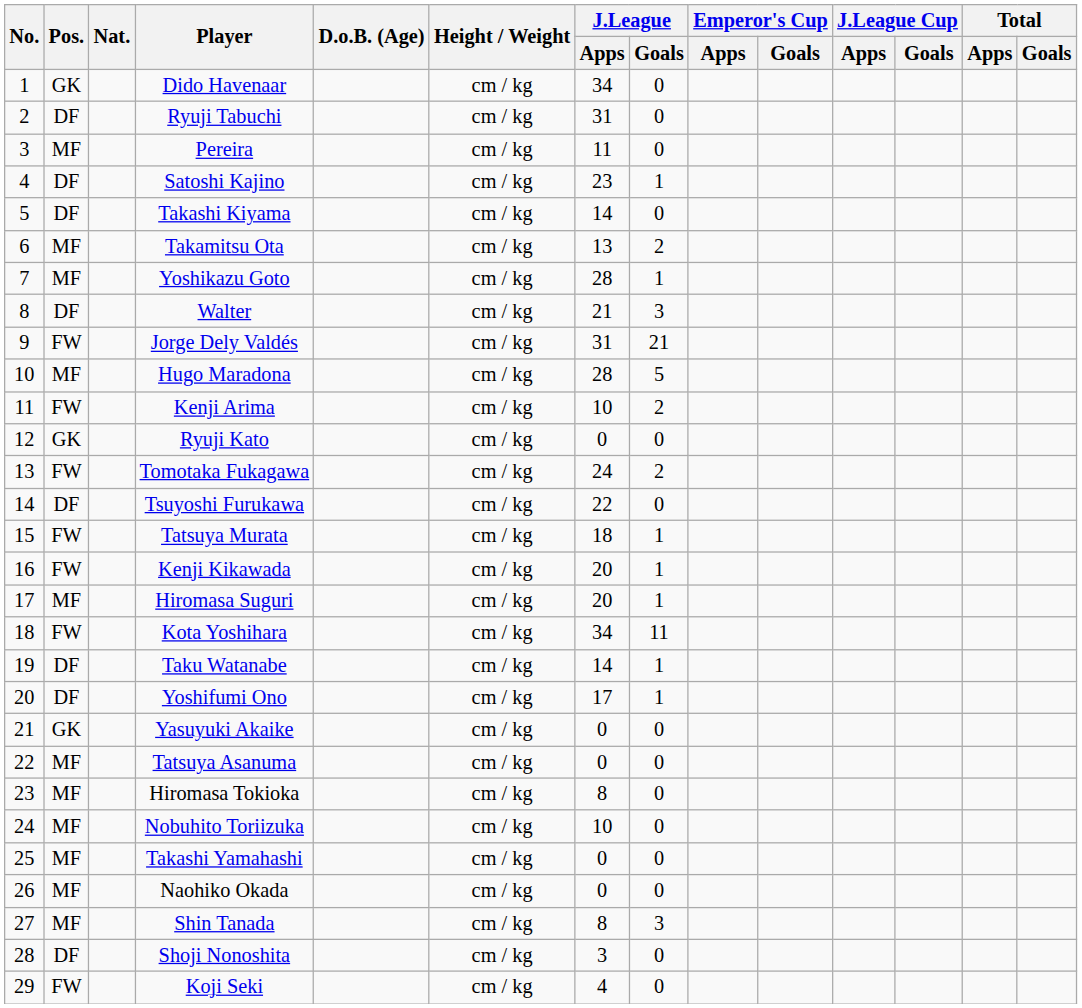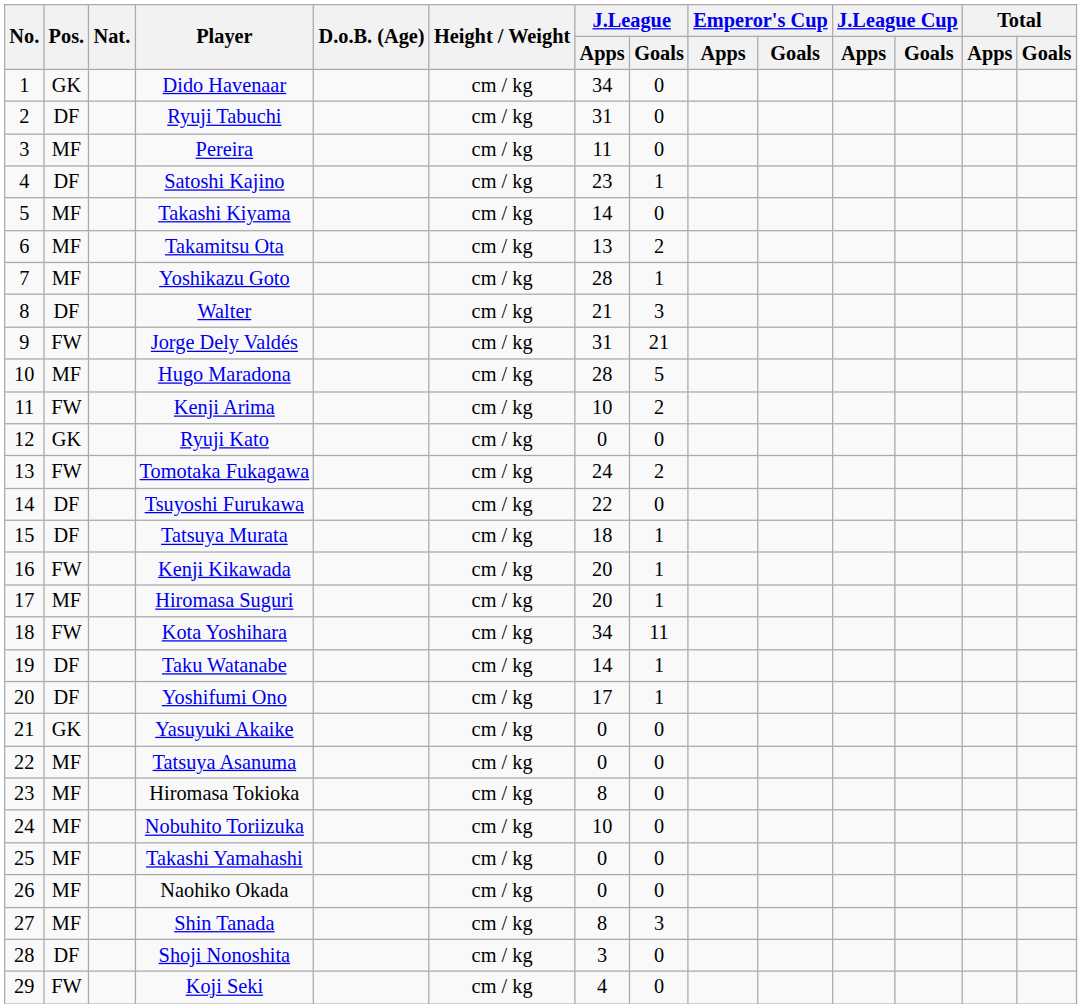(66, 213) DF -> (66, 213) MF
(66, 536) FW -> (66, 536) DF
